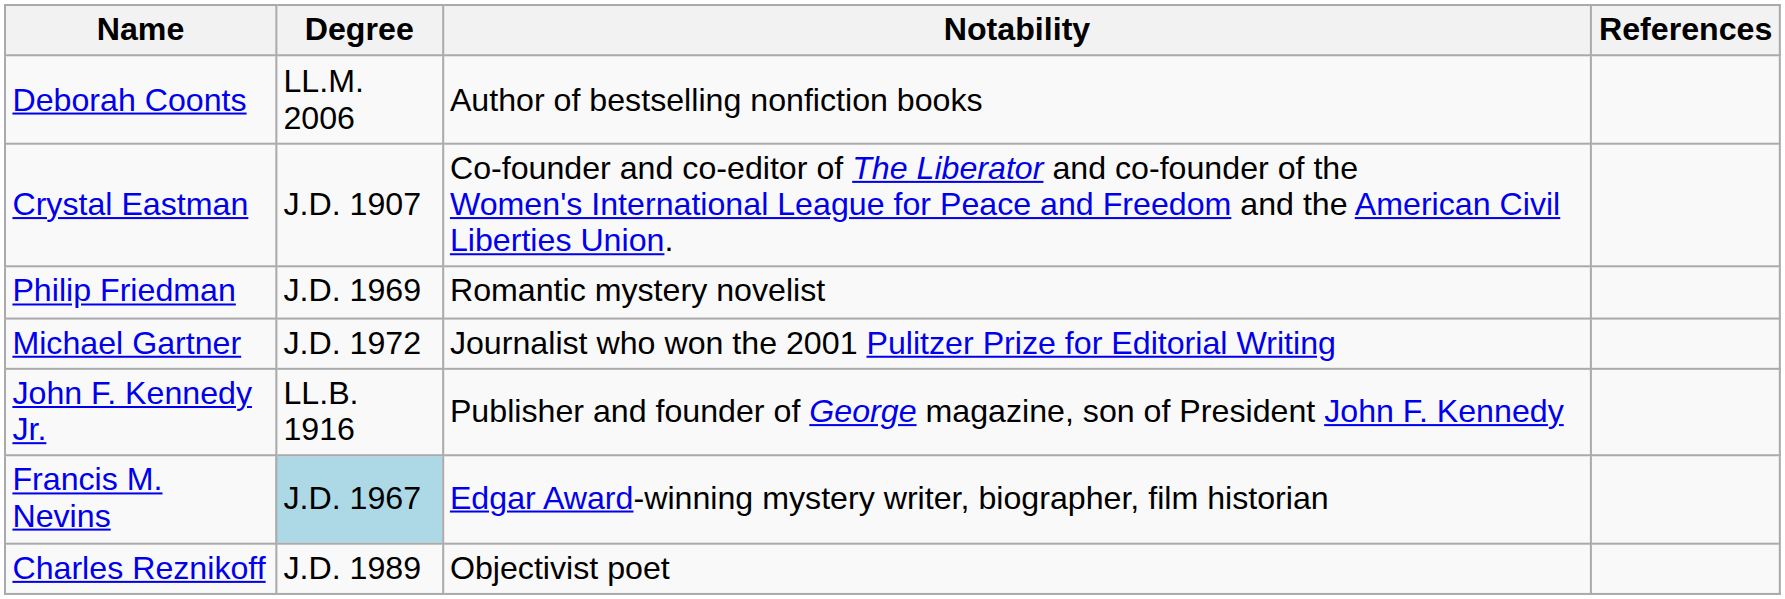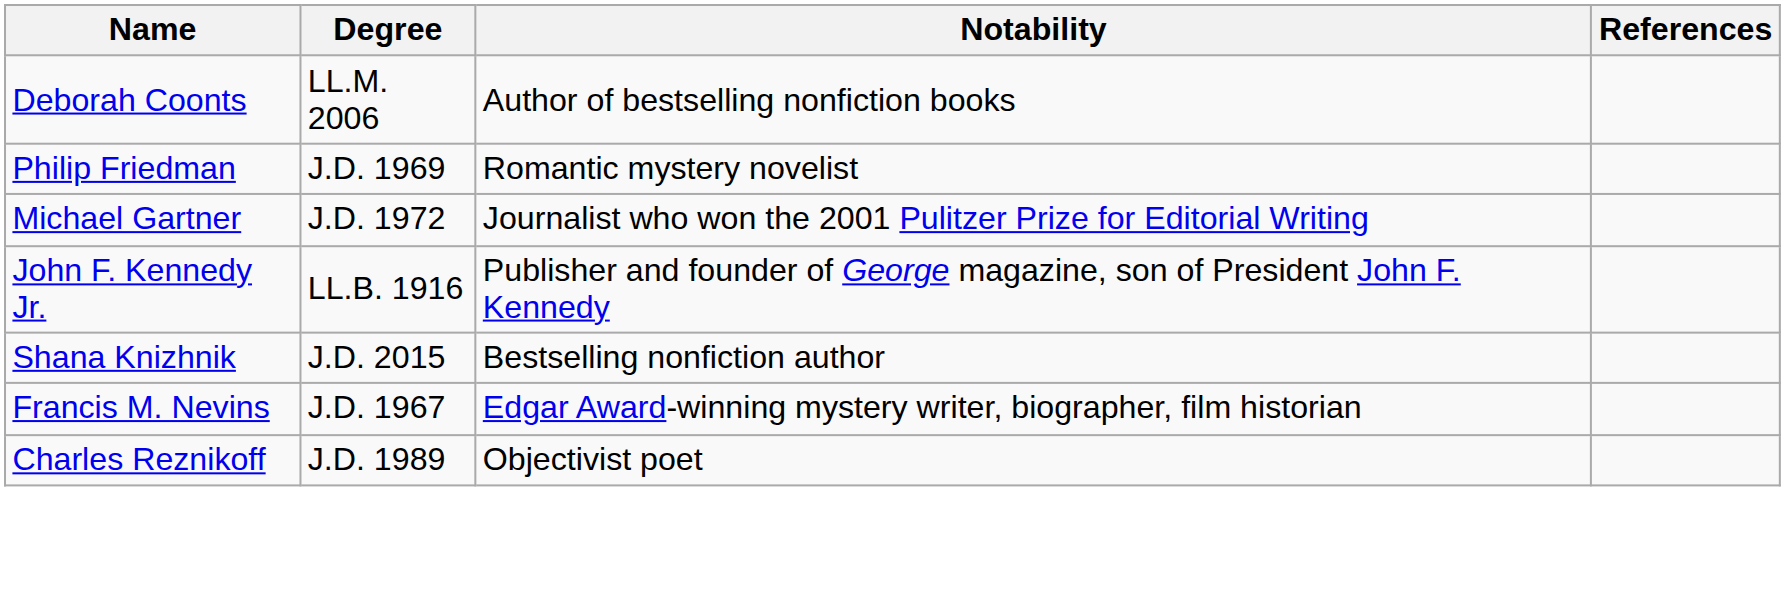- row: (130, 204)
+ row: (124, 357)
(352, 498) lightblue background -> (377, 408) no background
